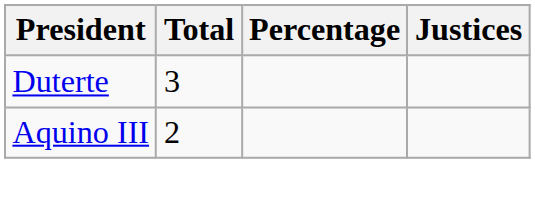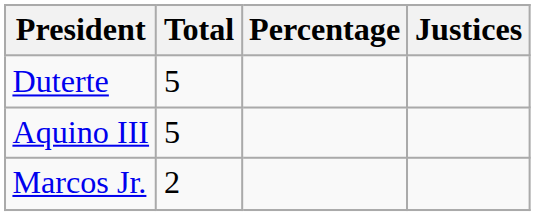(172, 81) 3 -> (172, 81) 5
(172, 132) 2 -> (172, 132) 5
+ row: (79, 183)
